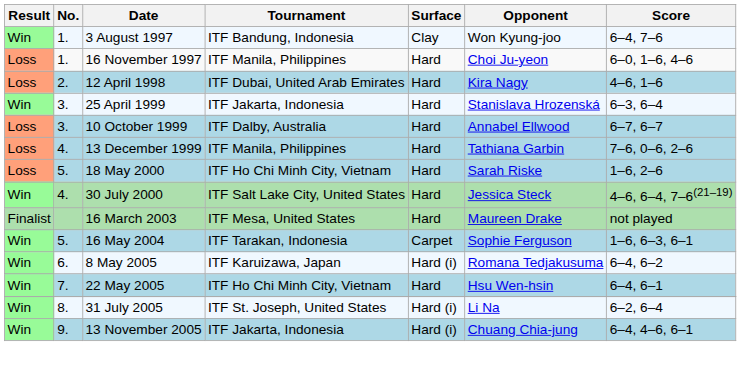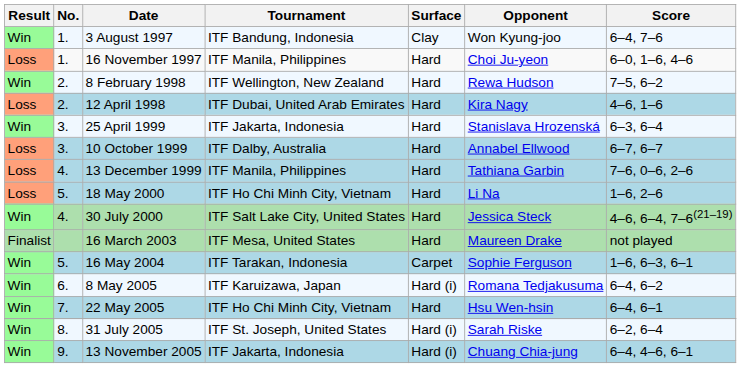+ row: (136, 81)
(505, 170) Sarah Riske -> (484, 192) Li Na
(484, 306) Li Na -> (505, 329) Sarah Riske
